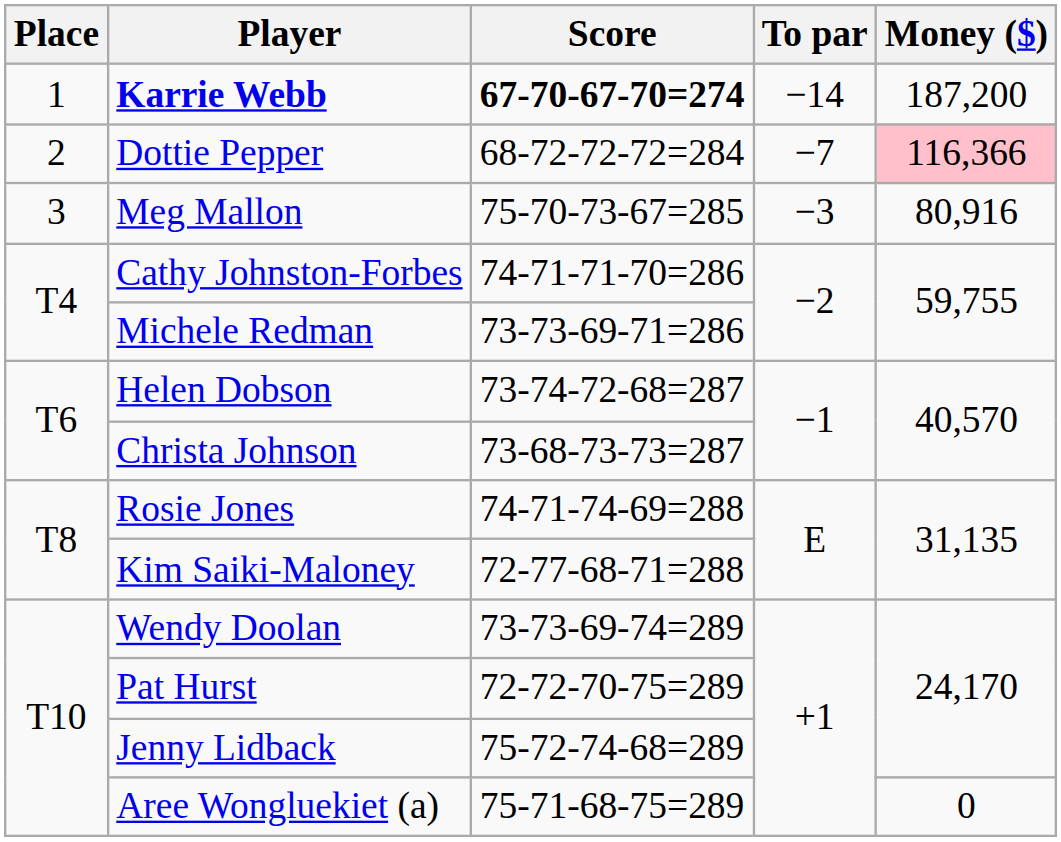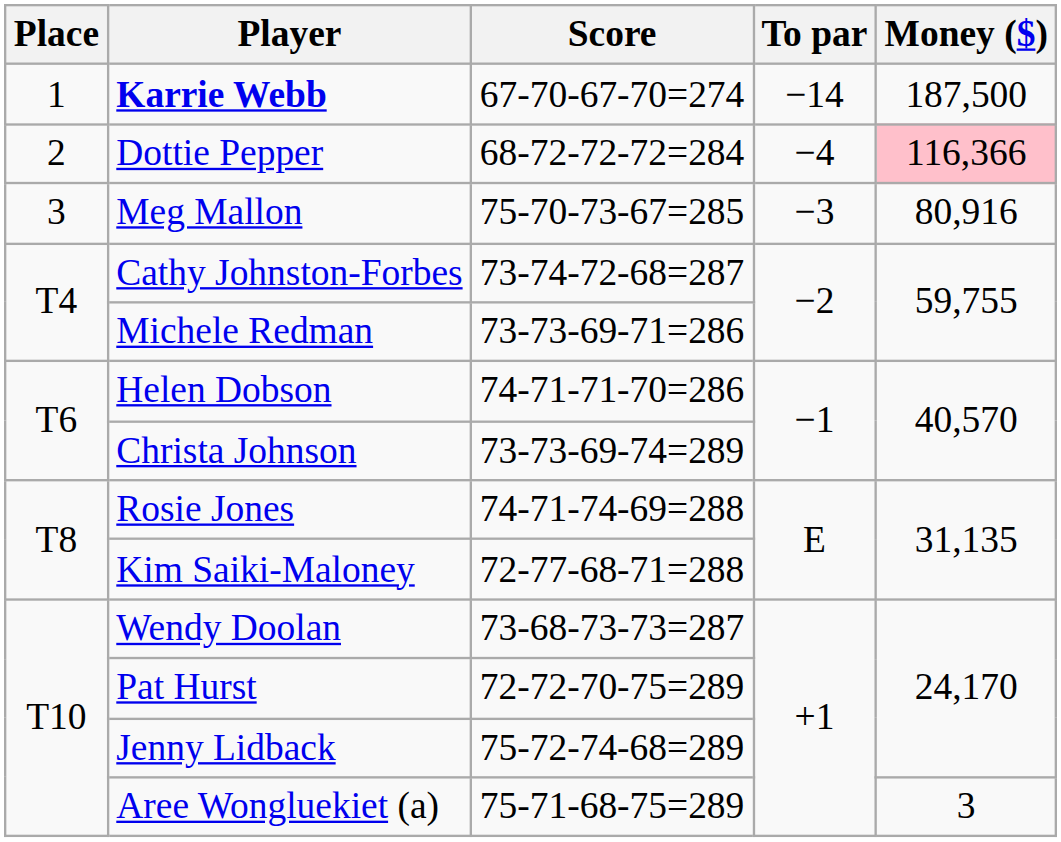(612, 93) bold -> (612, 93) normal
(966, 93) 187,200 -> (966, 93) 187,500
(815, 152) −7 -> (814, 152) −4
(612, 271) 74-71-71-70=286 -> (612, 271) 73-74-72-68=287
(612, 390) 73-74-72-68=287 -> (612, 390) 74-71-71-70=286
(612, 449) 73-68-73-73=287 -> (612, 449) 73-73-69-74=289
(612, 627) 73-73-69-74=289 -> (612, 627) 73-68-73-73=287
(966, 806) 0 -> (966, 806) 3
